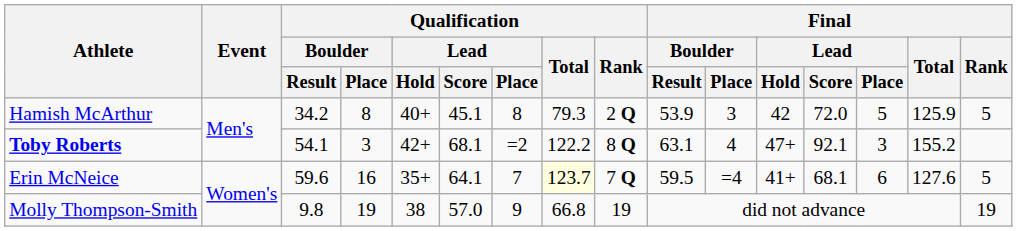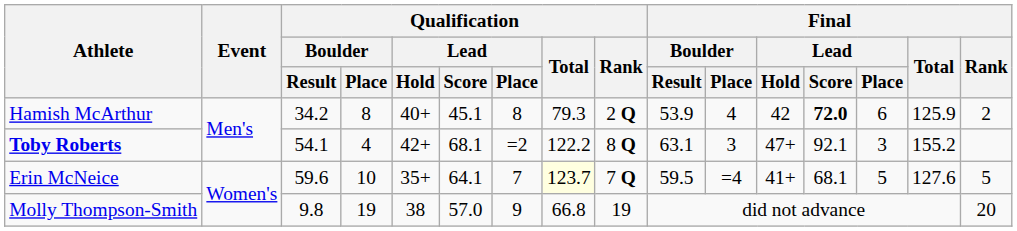(731, 113) 3 -> (731, 113) 4
(831, 113) normal -> (831, 113) bold
(882, 113) 5 -> (882, 113) 6
(986, 113) 5 -> (986, 113) 2
(366, 145) 3 -> (366, 145) 4
(731, 145) 4 -> (731, 145) 3
(366, 177) 16 -> (366, 177) 10
(882, 177) 6 -> (882, 177) 5
(986, 209) 19 -> (986, 209) 20
